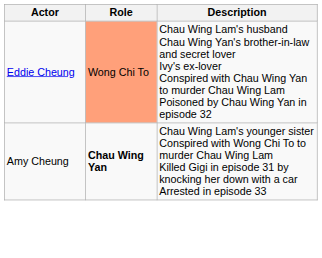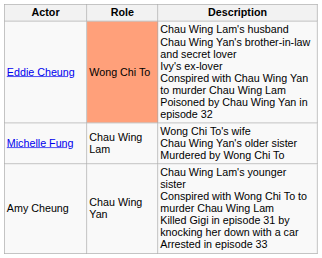+ row: (40, 143)
(116, 161) bold -> (116, 208) normal
